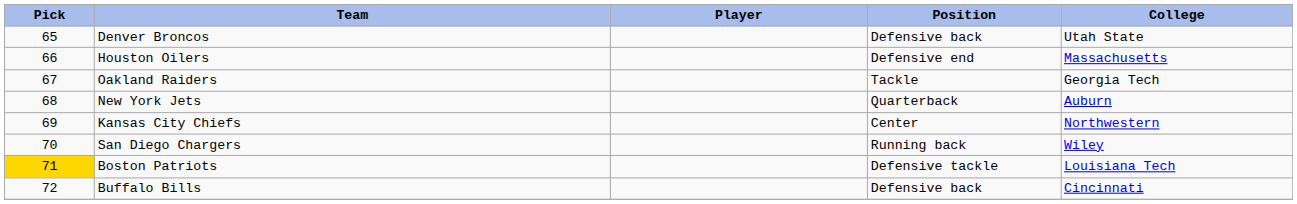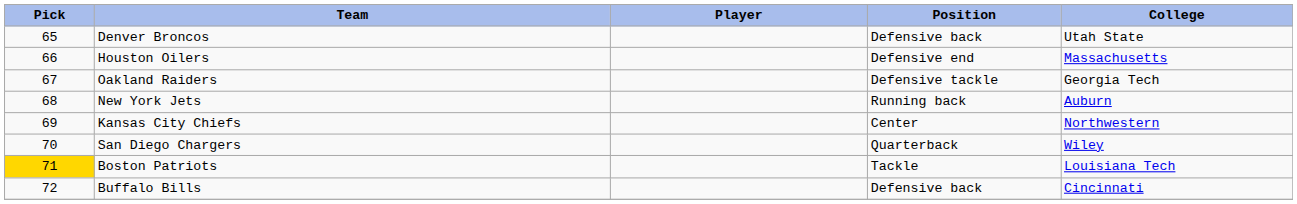(895, 80) Tackle -> (934, 80) Defensive tackle
(915, 102) Quarterback -> (919, 102) Running back
(919, 145) Running back -> (915, 145) Quarterback
(934, 167) Defensive tackle -> (895, 167) Tackle
